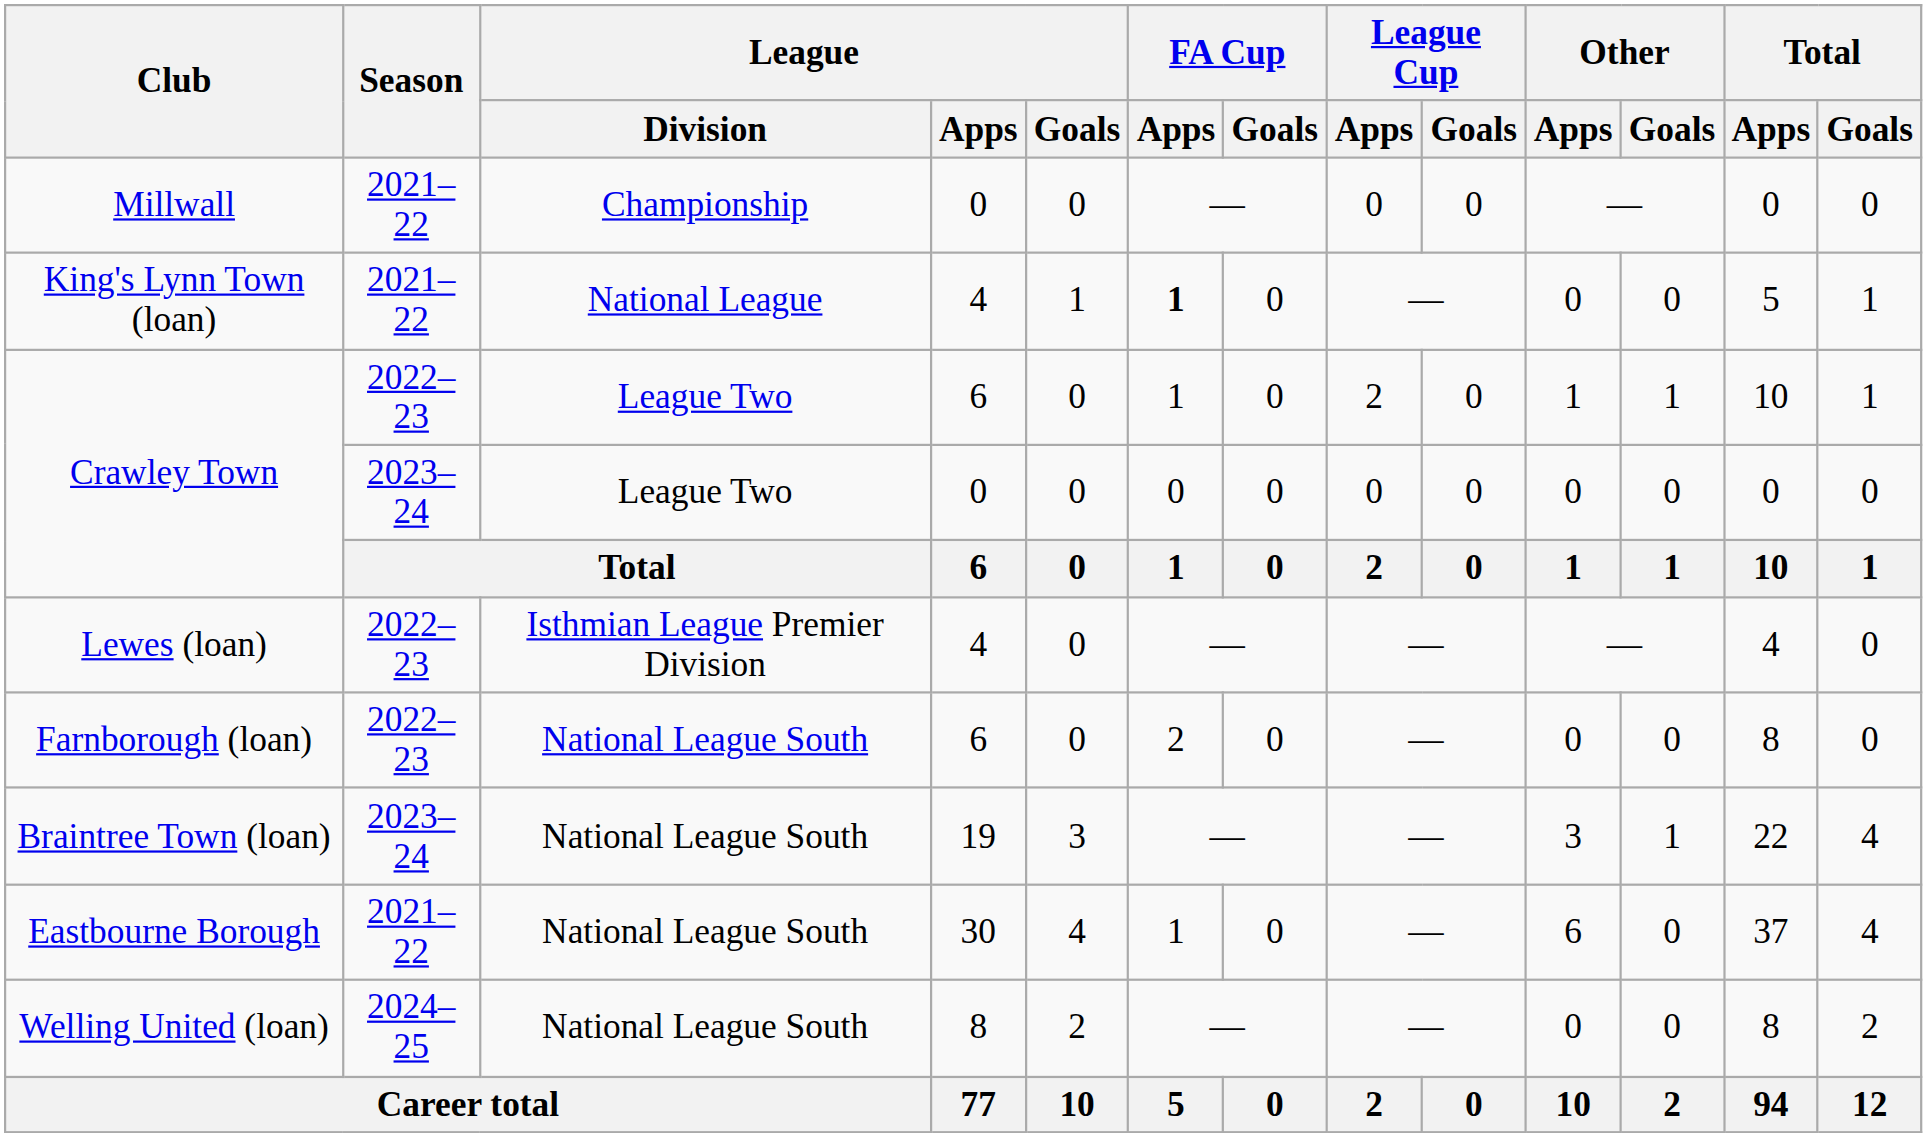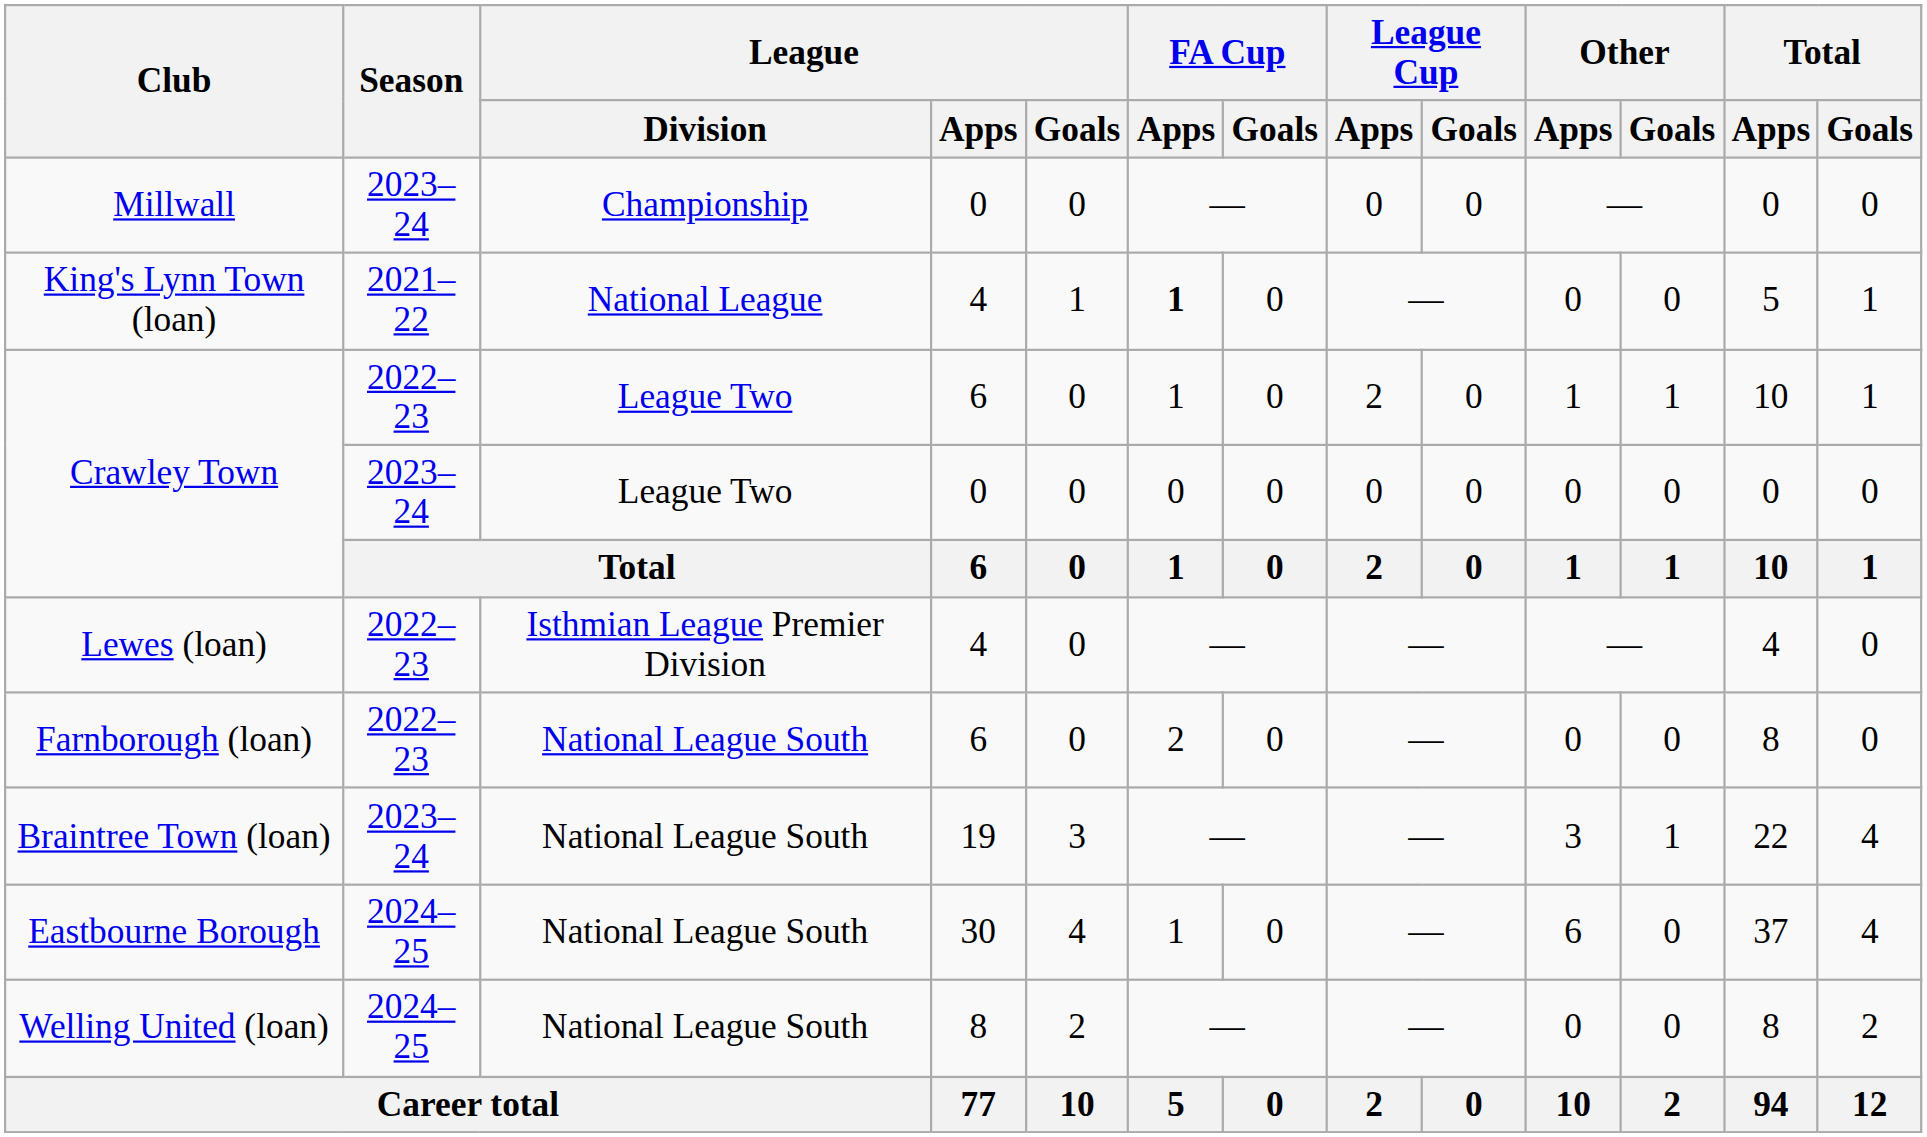(411, 204) 2021–22 -> (411, 204) 2023–24
(411, 931) 2021–22 -> (411, 931) 2024–25
